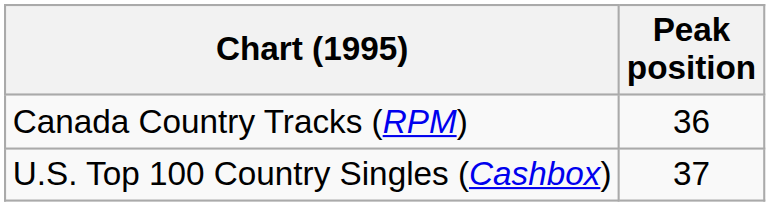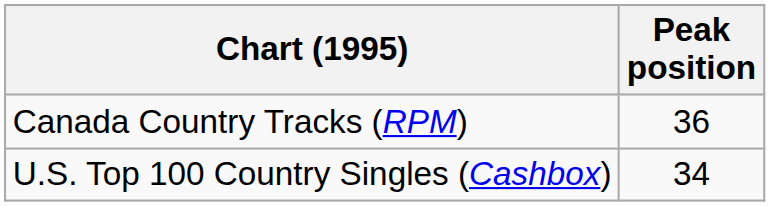(691, 173) 37 -> (691, 173) 34
